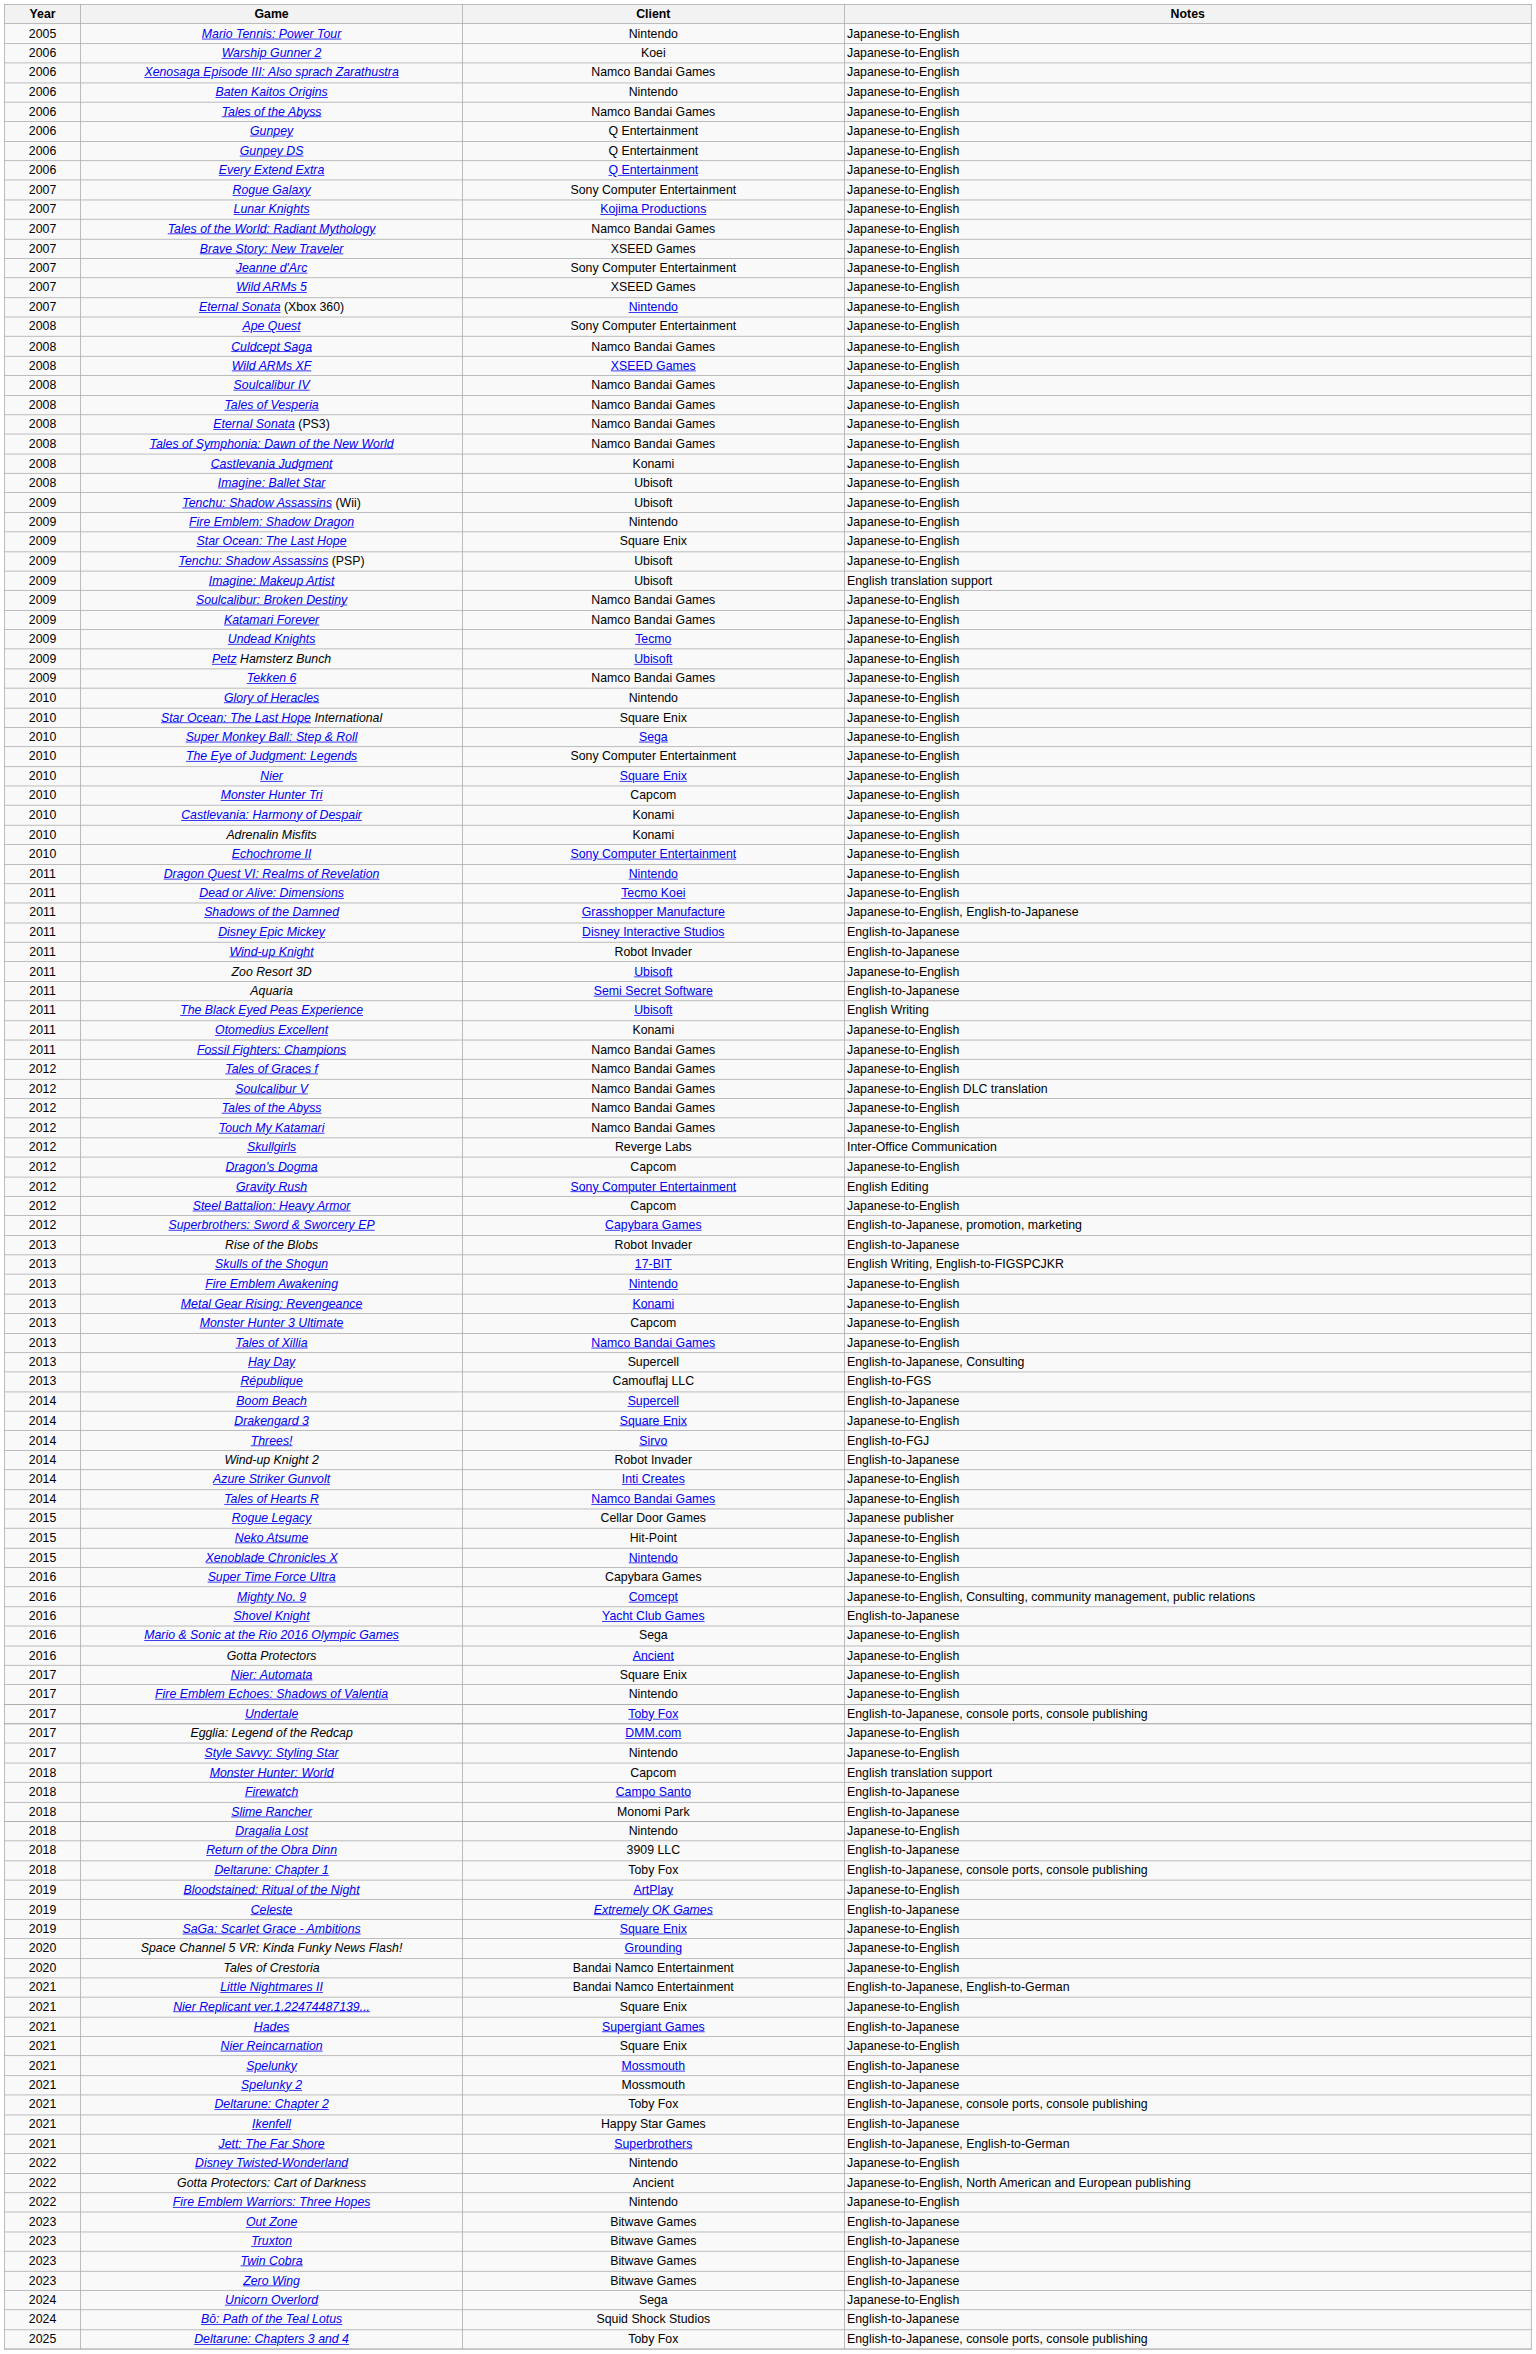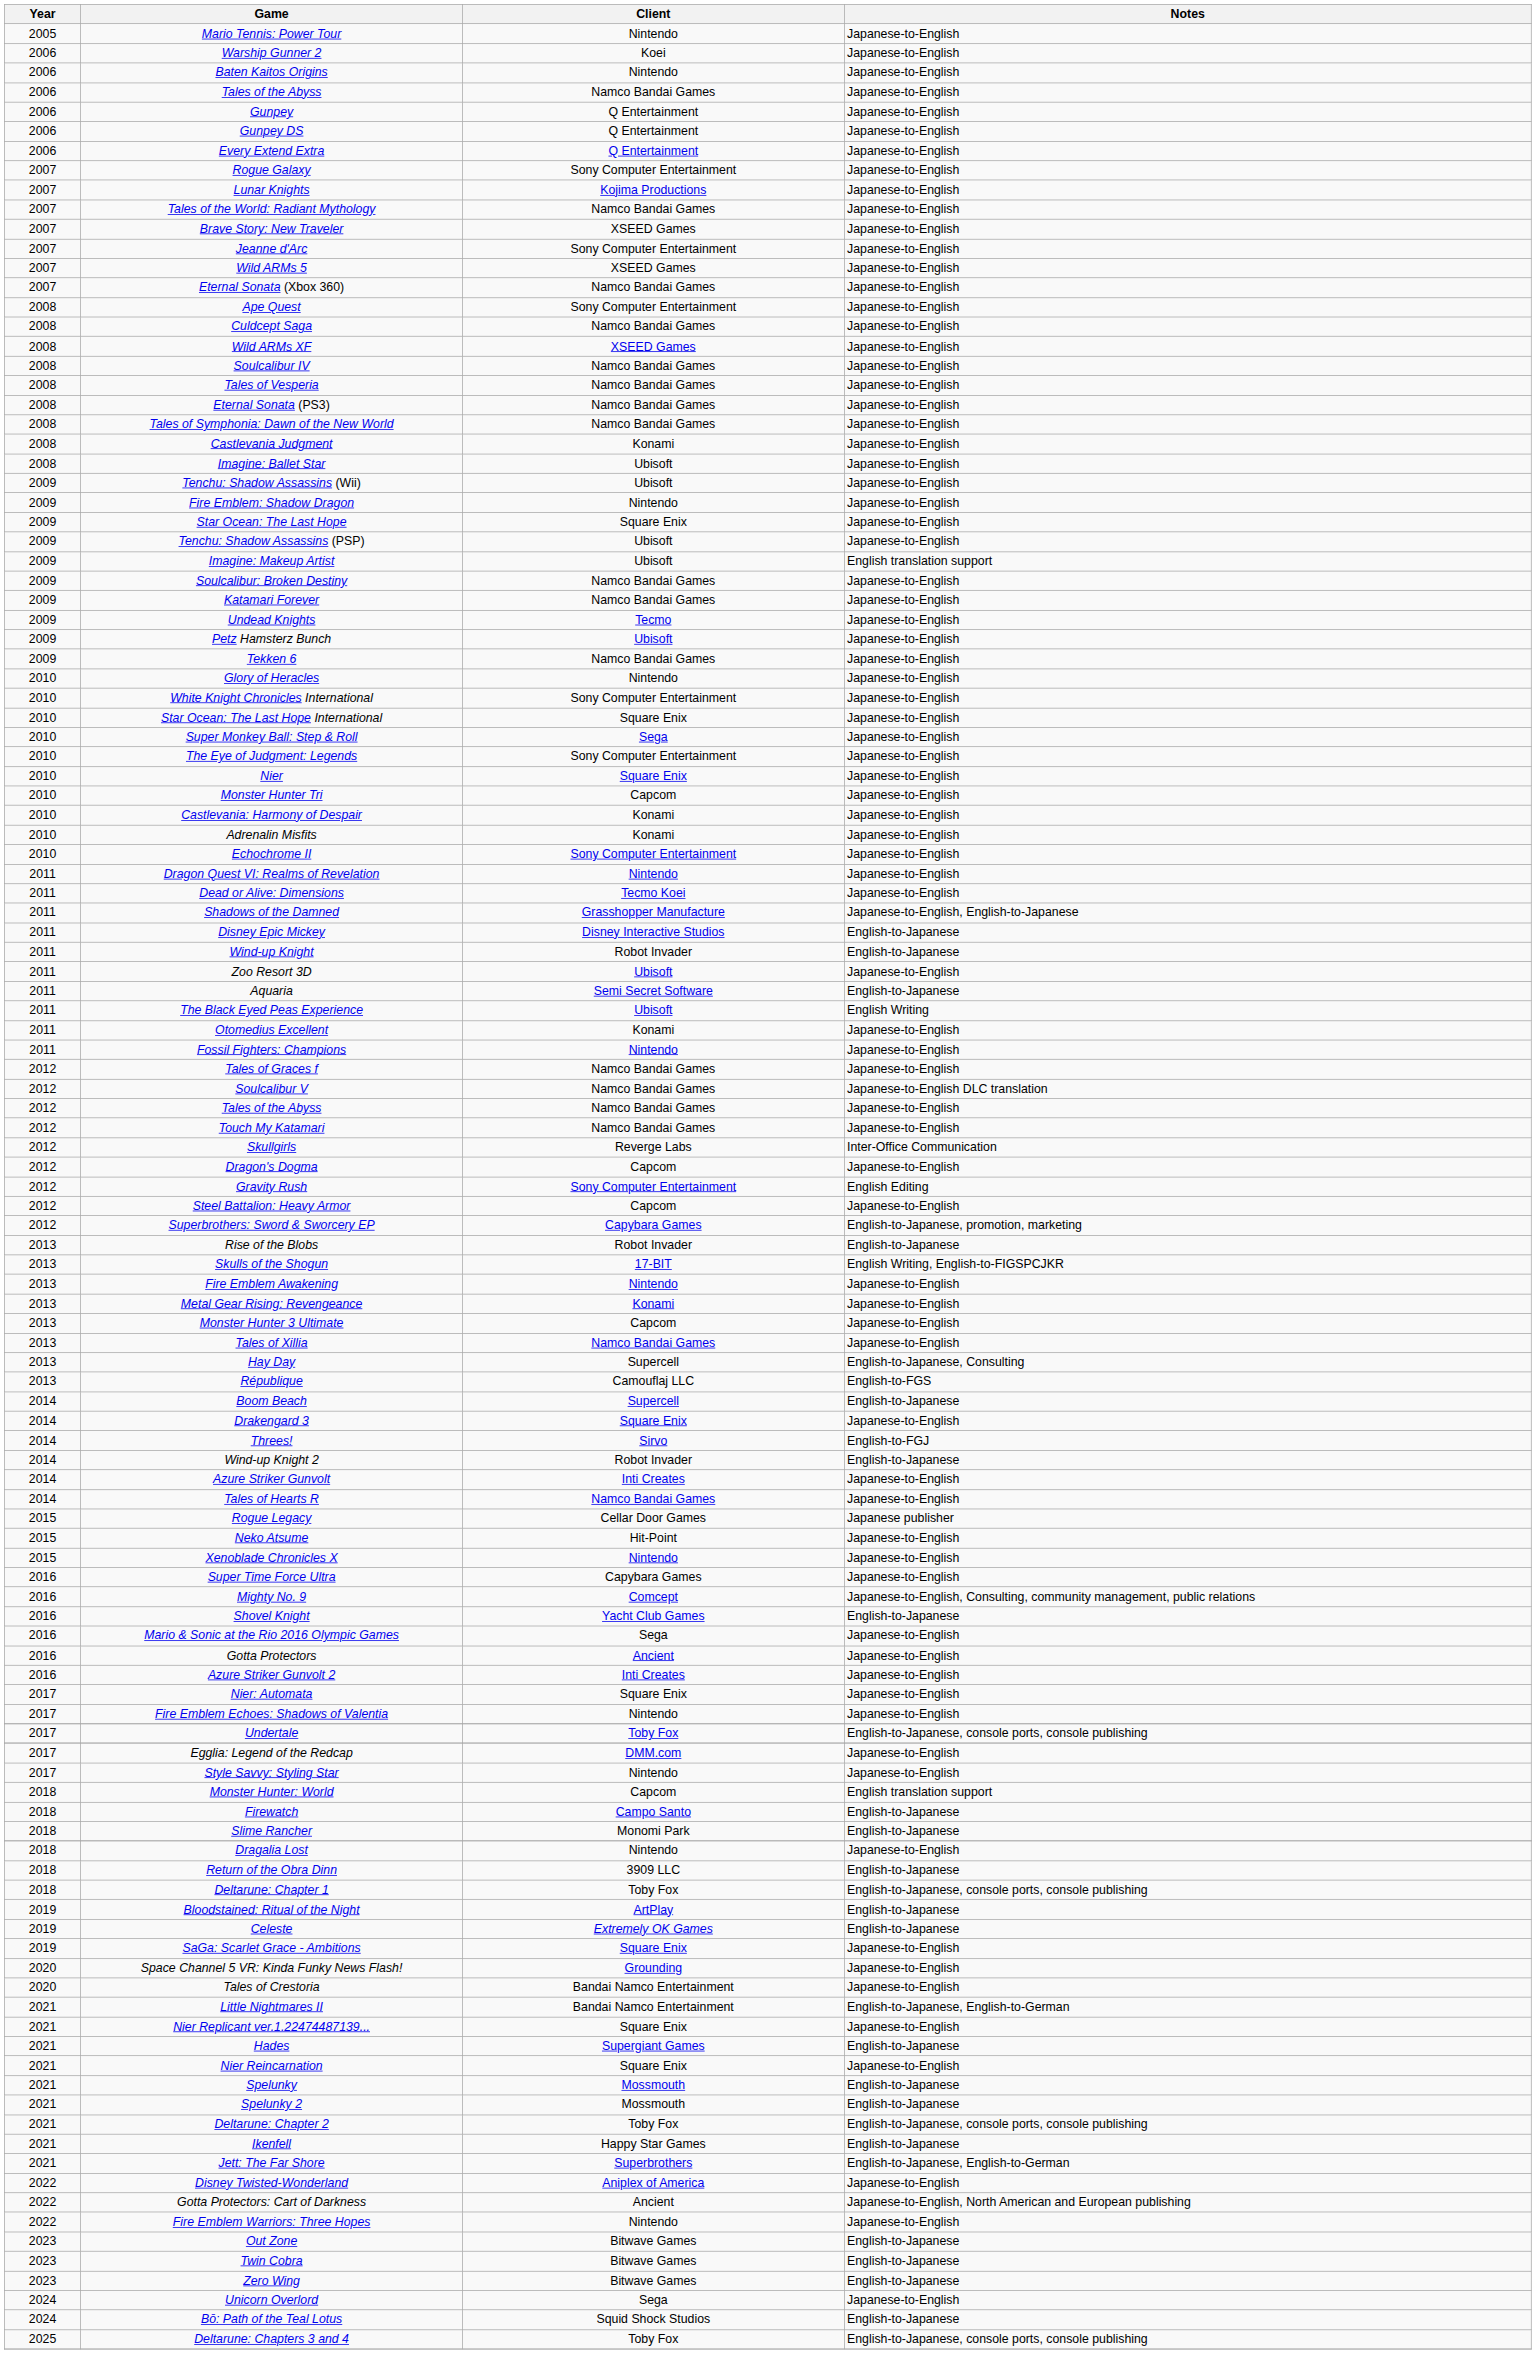- row: (43, 72)
(653, 307) Nintendo -> (653, 287) Namco Bandai Games
+ row: (43, 698)
(653, 1049) Namco Bandai Games -> (653, 1049) Nintendo
+ row: (43, 1675)
(903, 1889) Japanese-to-English -> (903, 1909) English-to-Japanese
(653, 2163) Nintendo -> (653, 2183) Aniplex of America
- row: (43, 2241)
